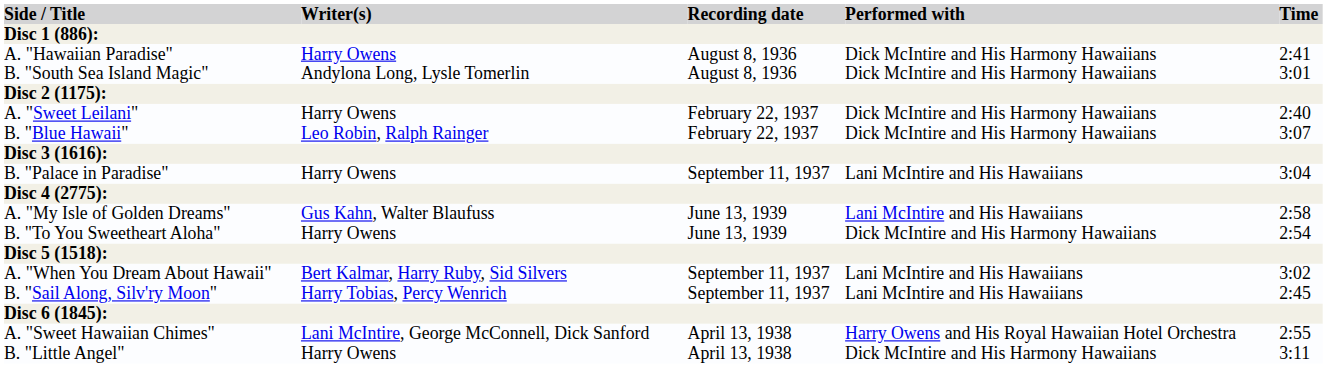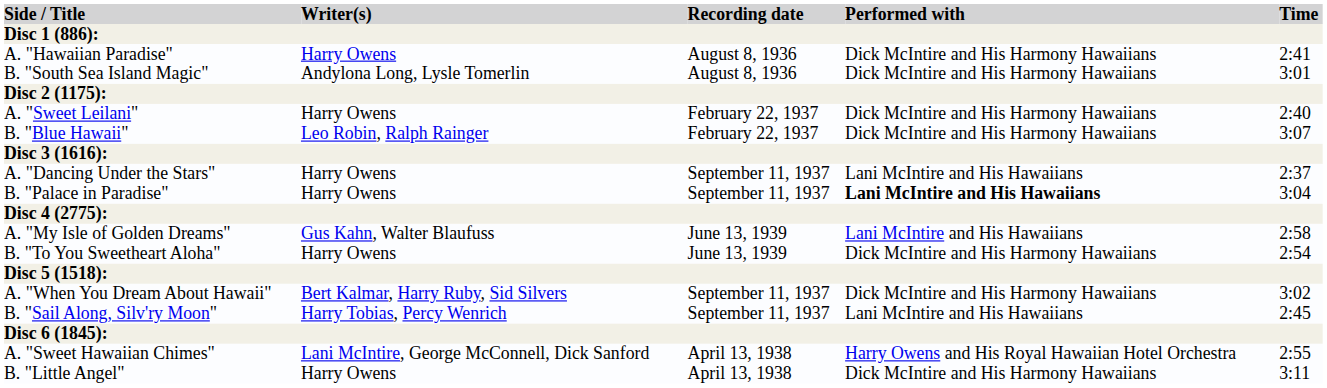+ row: (110, 173)
(964, 173) normal -> (973, 193) bold
(964, 273) Lani McIntire and His Hawaiians -> (1001, 293) Dick McIntire and His Harmony Hawaiians
